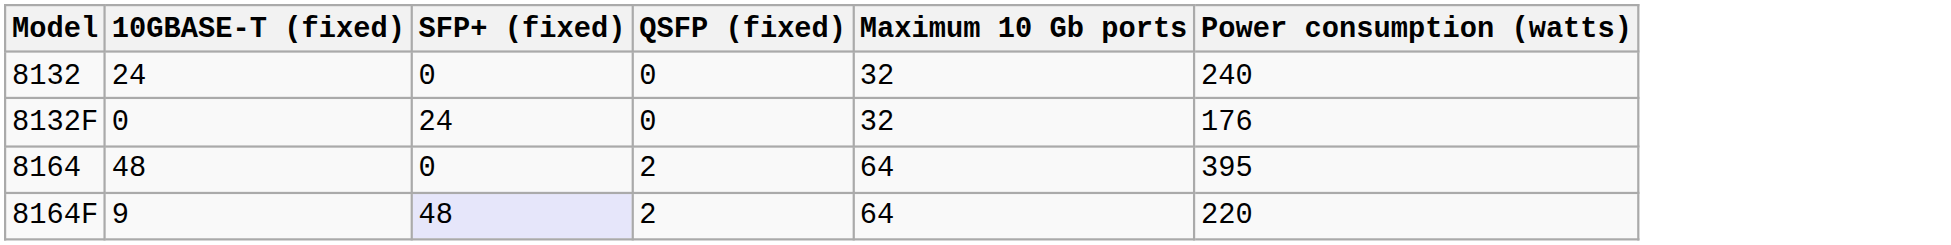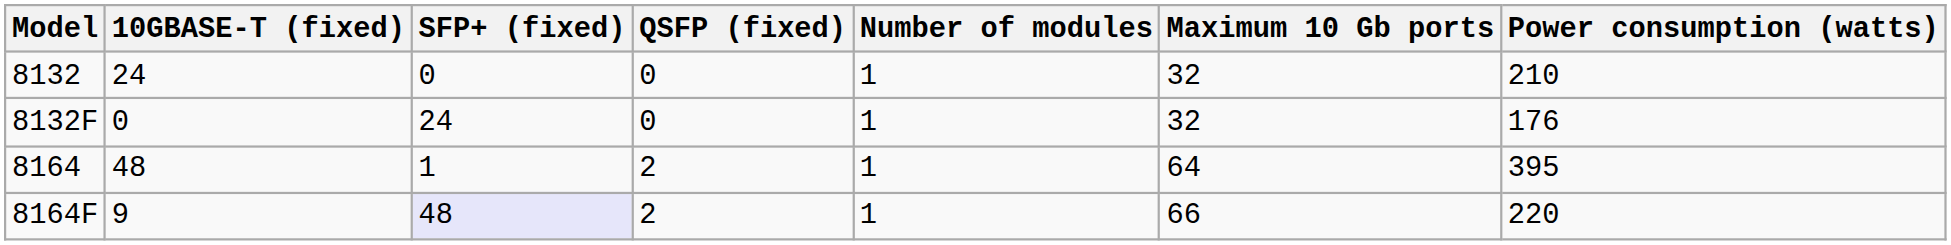+ column: (1006, 29)
(1227, 75) 240 -> (1534, 75) 210
(427, 169) 0 -> (427, 169) 1
(877, 216) 64 -> (1184, 216) 66
